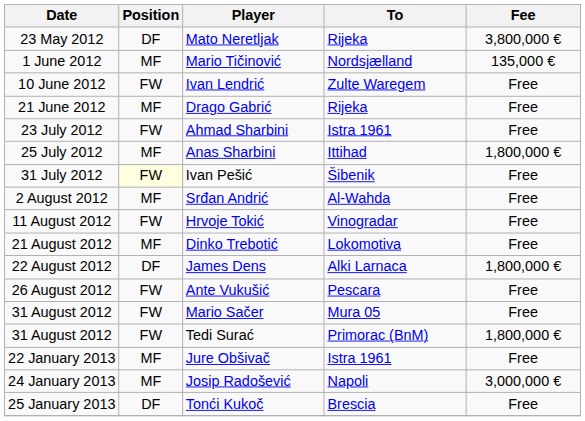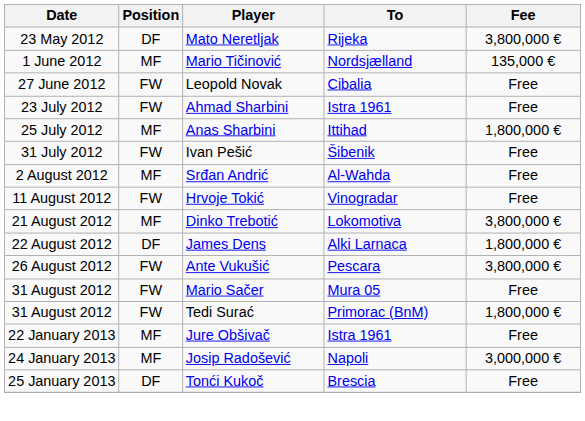- row: (225, 84)
- row: (229, 107)
+ row: (234, 84)
(151, 175) lightyellow background -> (151, 152) no background
(523, 244) Free -> (523, 221) 3,800,000 €
(523, 289) Free -> (523, 267) 3,800,000 €
